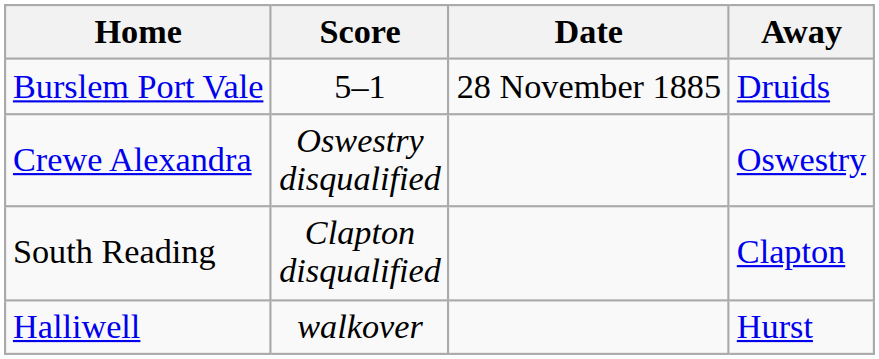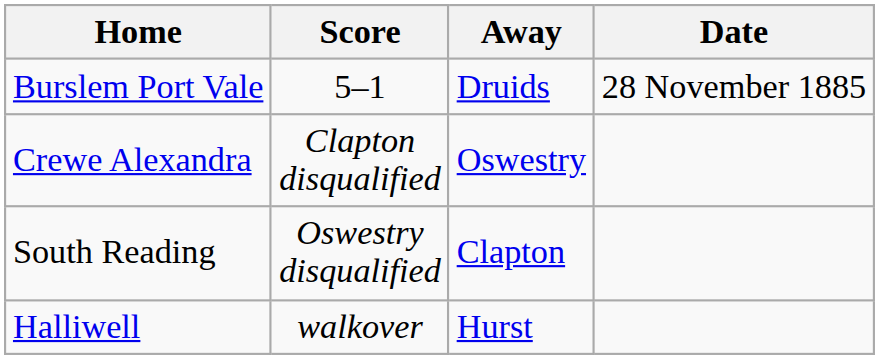columns swapped: (801, 31) <-> (589, 31)
(360, 159) Oswestry disqualified -> (360, 159) Clapton disqualified
(360, 252) Clapton disqualified -> (360, 252) Oswestry disqualified
